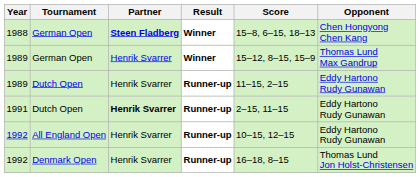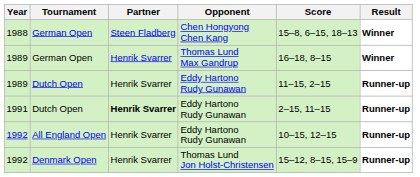columns swapped: (366, 12) <-> (208, 12)
(145, 33) bold -> (143, 33) normal
(276, 58) 15–12, 8–15, 15–9 -> (305, 58) 16–18, 8–15
(262, 160) 16–18, 8–15 -> (318, 160) 15–12, 8–15, 15–9
